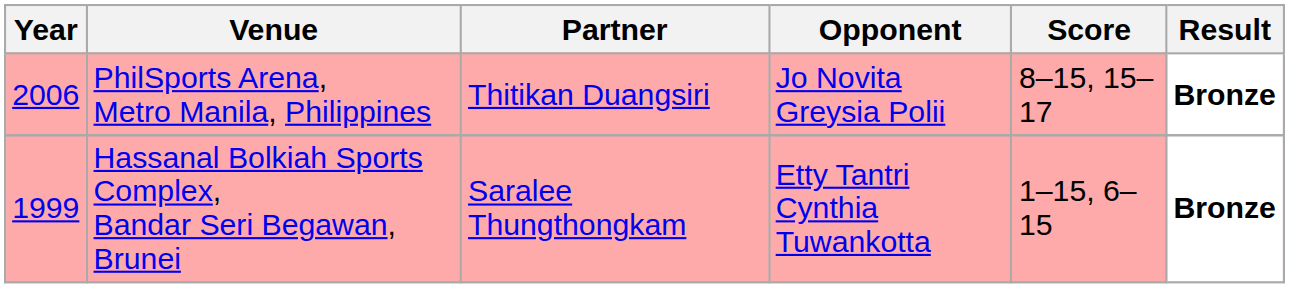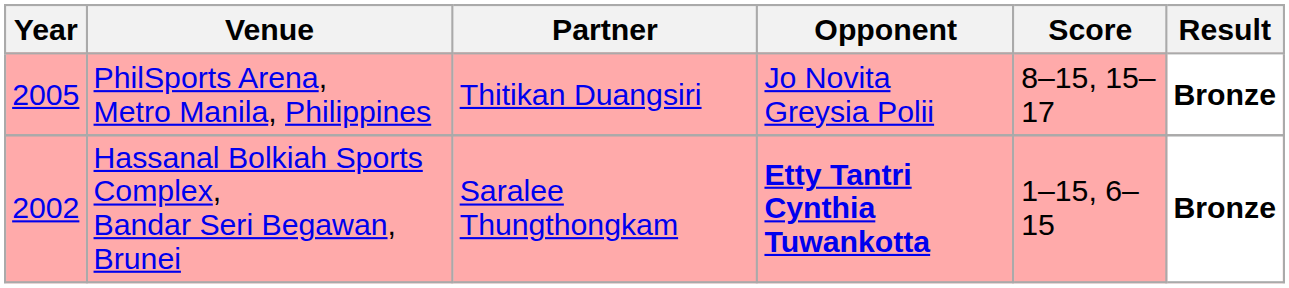(46, 94) 2006 -> (46, 94) 2005
(46, 209) 1999 -> (46, 209) 2002
(853, 209) normal -> (847, 209) bold
